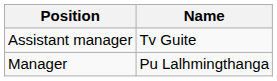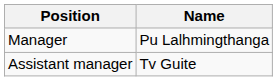rows swapped: (38, 64) <-> (70, 40)
